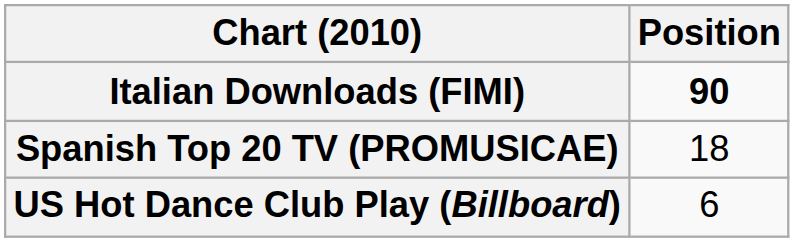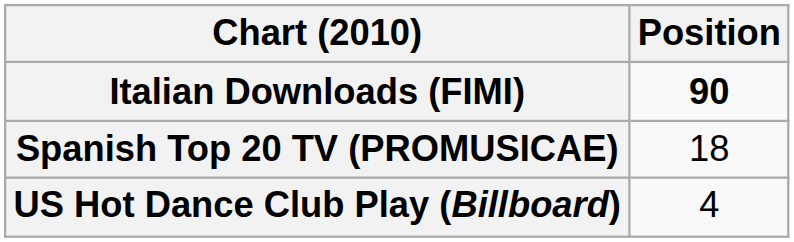(709, 206) 6 -> (709, 206) 4
